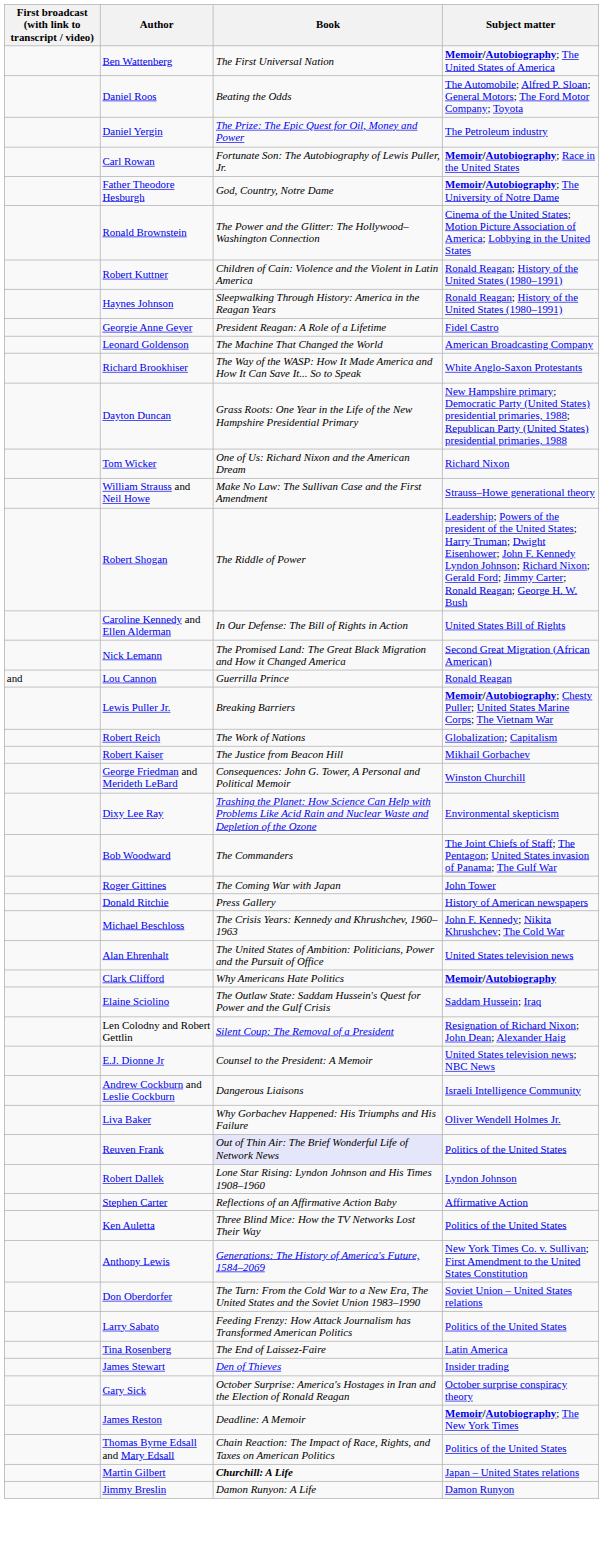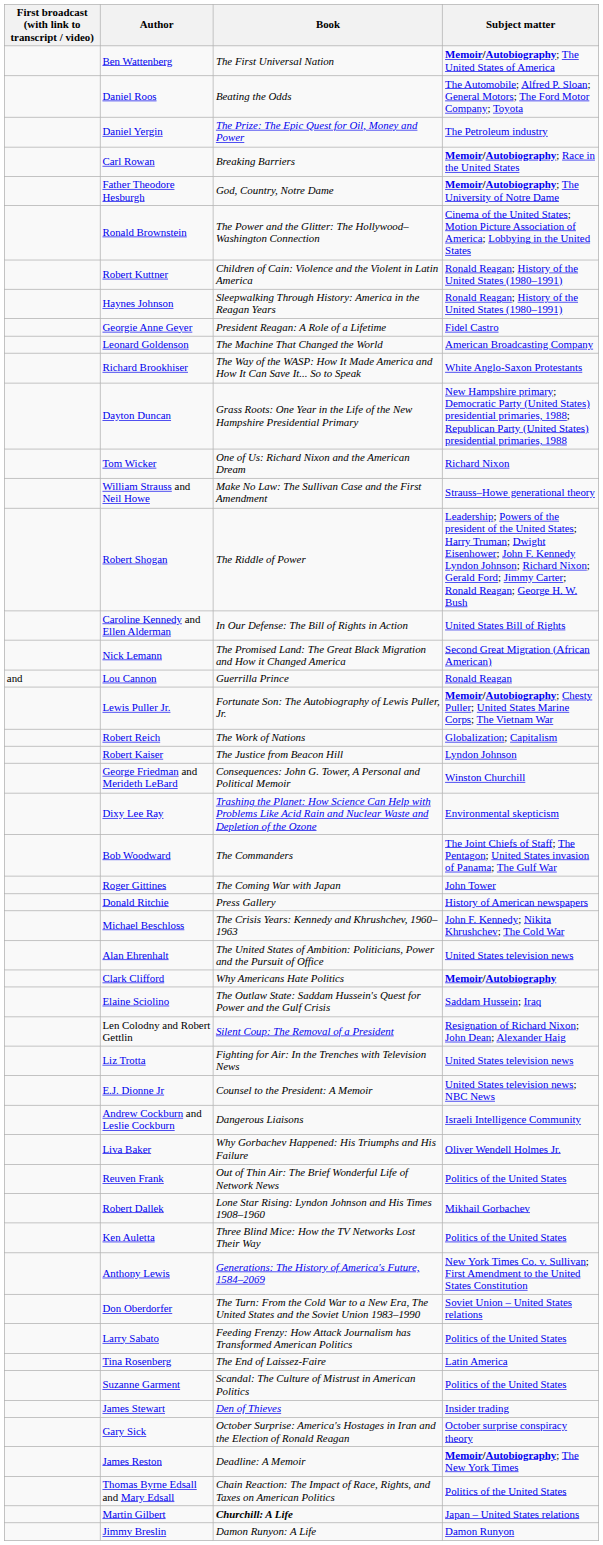(328, 161) Fortunate Son: The Autobiography of Lewis Puller, Jr. -> (255, 161) Breaking Barriers
(255, 708) Breaking Barriers -> (328, 708) Fortunate Son: The Autobiography of Lewis Puller, Jr.
(488, 754) Mikhail Gorbachev -> (481, 754) Lyndon Johnson
+ row: (124, 1061)
(312, 1149) lavender background -> (312, 1178) no background
(481, 1178) Lyndon Johnson -> (488, 1208) Mikhail Gorbachev
- row: (135, 1202)
+ row: (141, 1385)
